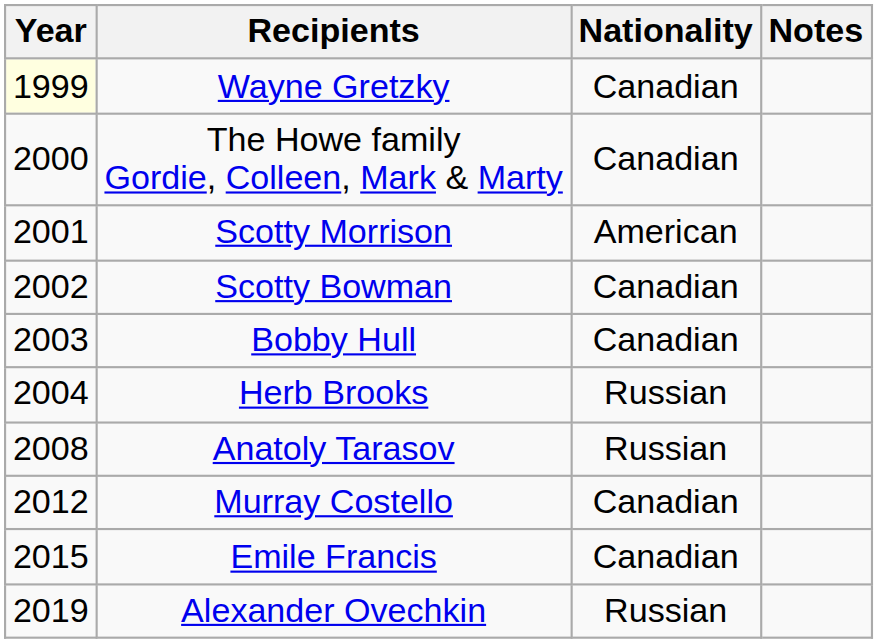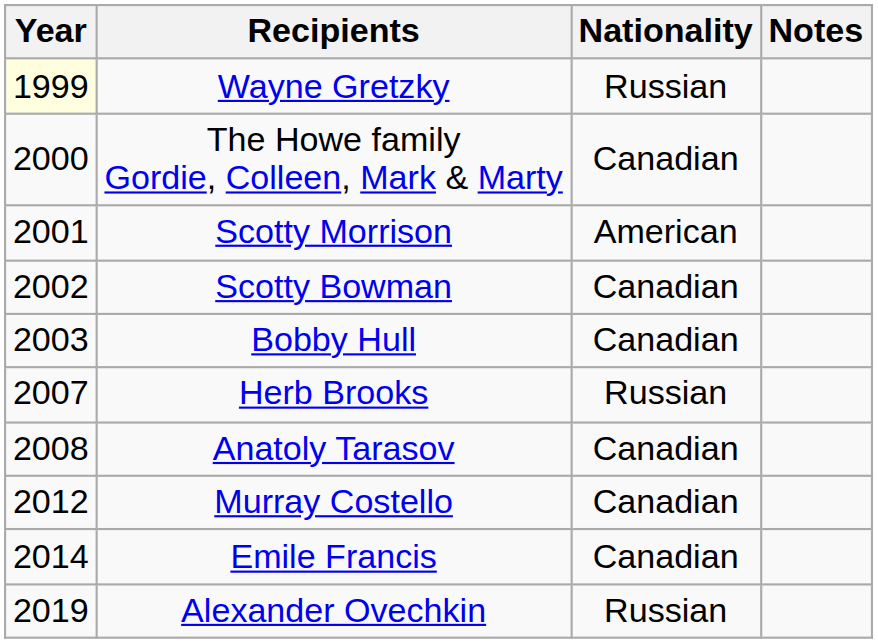(666, 85) Canadian -> (666, 85) Russian
(51, 394) 2004 -> (51, 394) 2007
(666, 448) Russian -> (666, 448) Canadian
(51, 556) 2015 -> (51, 556) 2014
